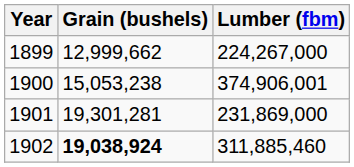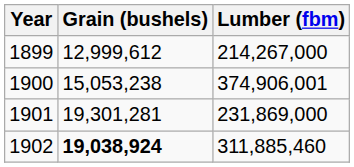(112, 51) 12,999,662 -> (112, 51) 12,999,612
(272, 51) 224,267,000 -> (272, 51) 214,267,000
